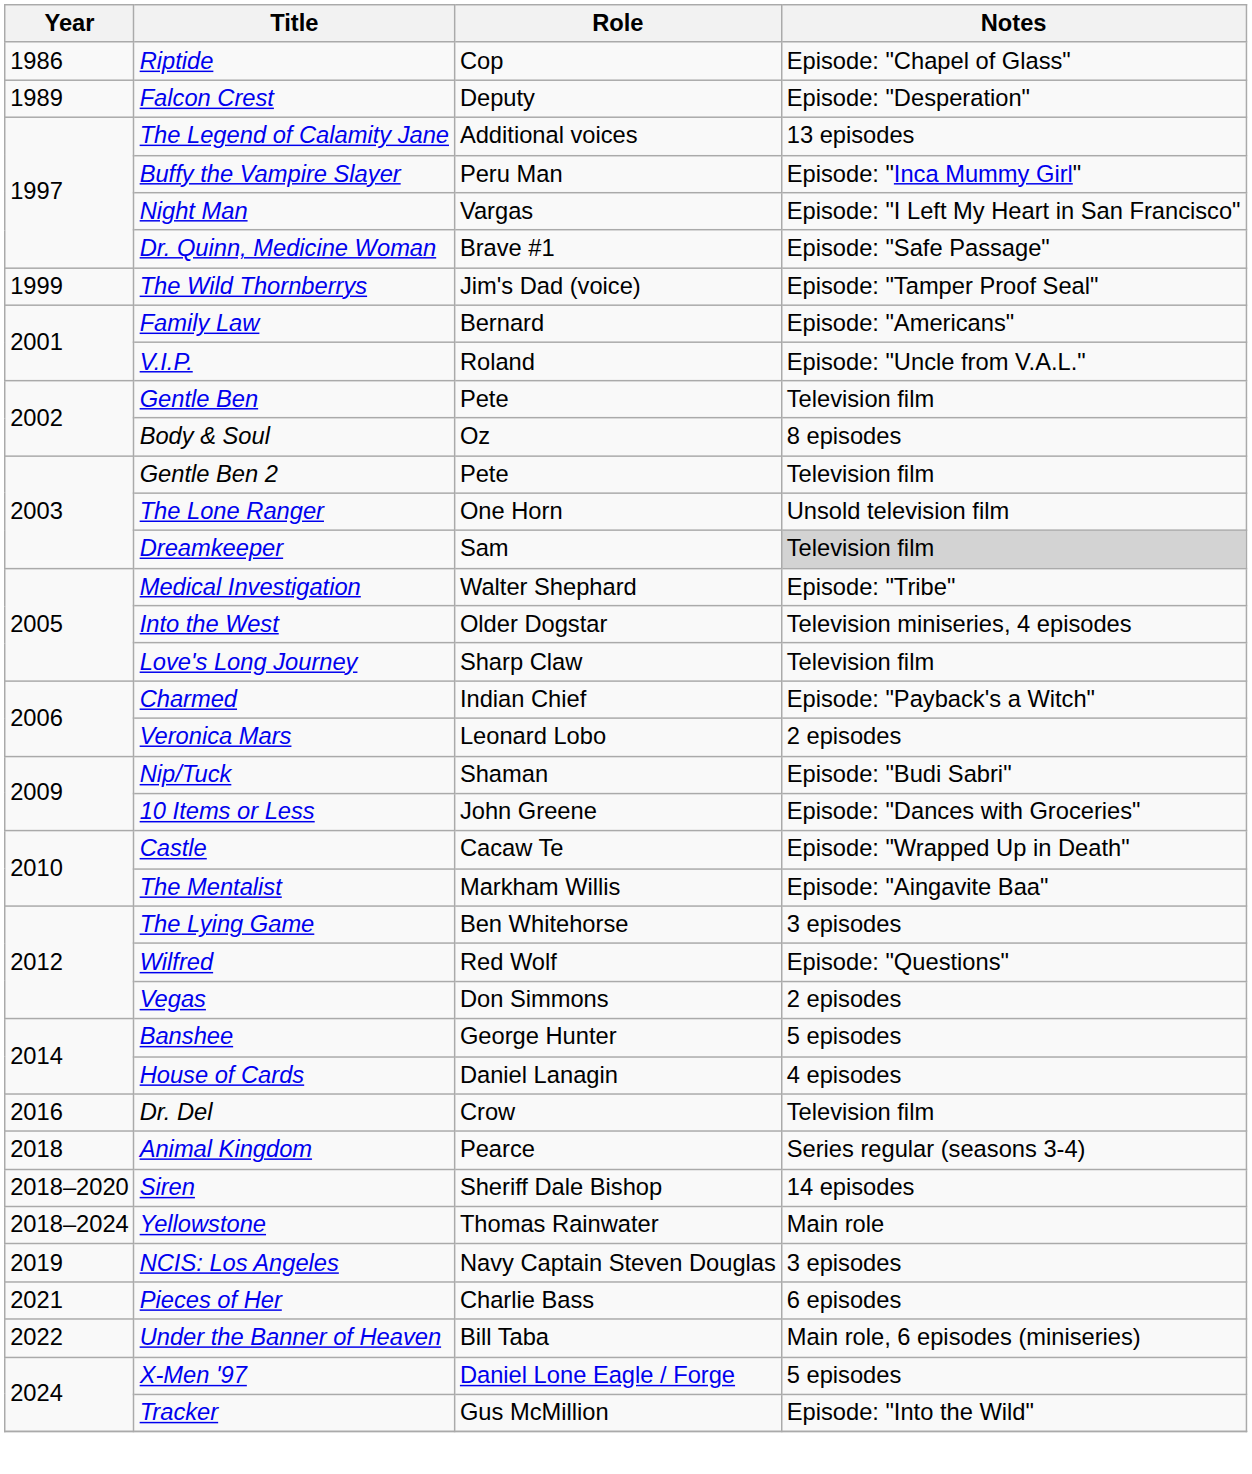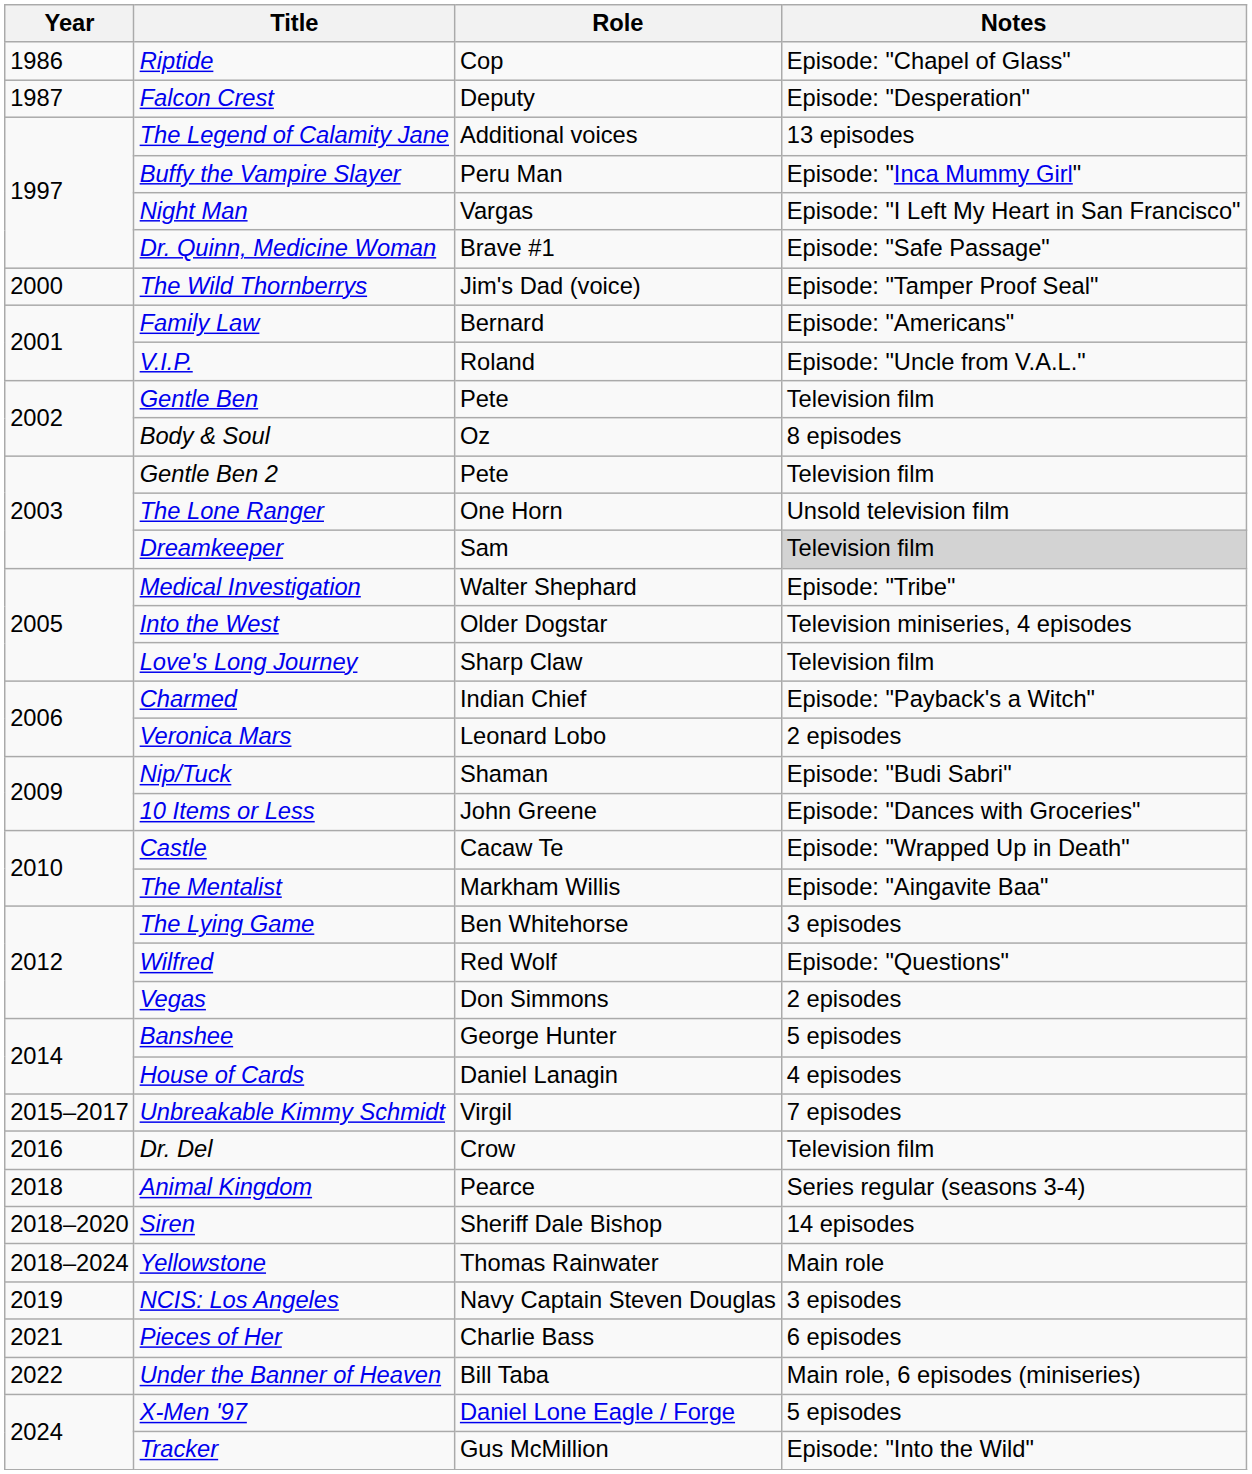(37, 98) 1989 -> (37, 98) 1987
(37, 286) 1999 -> (37, 286) 2000
+ row: (292, 1112)
